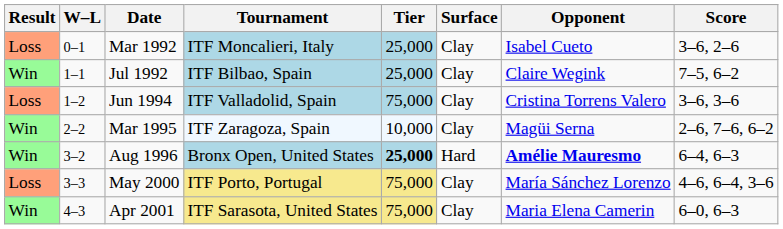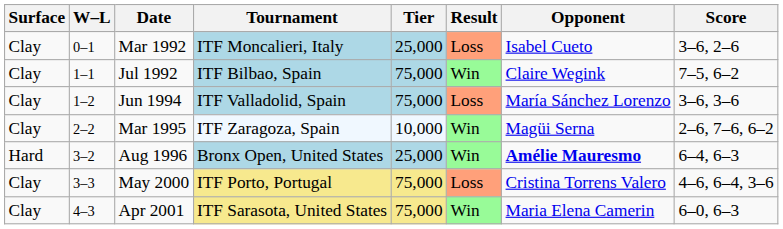columns swapped: (32, 18) <-> (469, 18)
(409, 73) 25,000 -> (419, 73) 75,000
(586, 100) Cristina Torrens Valero -> (588, 100) María Sánchez Lorenzo
(409, 155) bold -> (419, 155) normal
(588, 182) María Sánchez Lorenzo -> (586, 182) Cristina Torrens Valero
